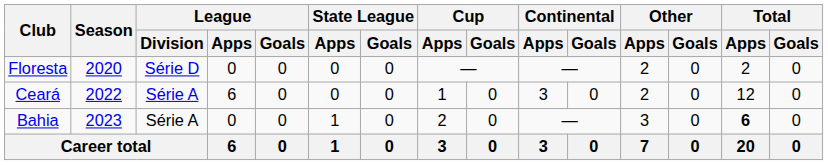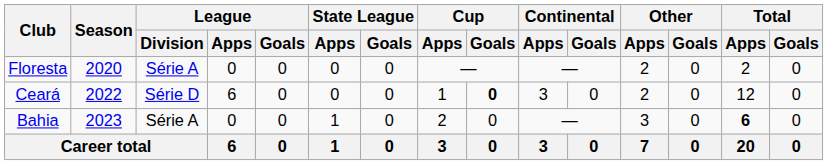(172, 69) Série D -> (172, 69) Série A
(172, 95) Série A -> (172, 95) Série D
(493, 95) normal -> (493, 95) bold
